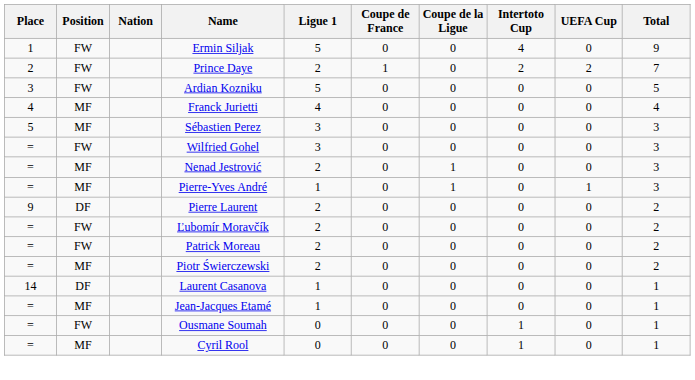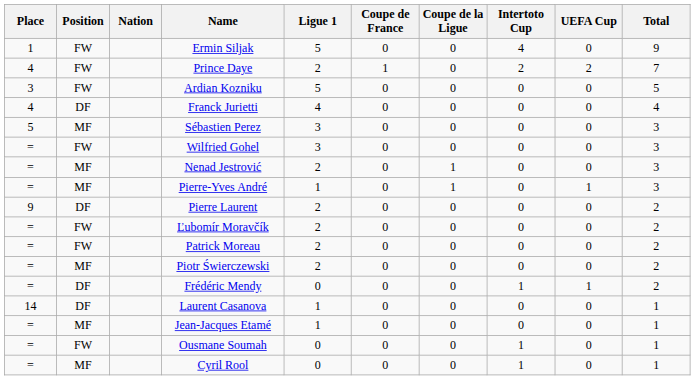(31, 68) 2 -> (31, 68) 4
(83, 108) MF -> (83, 108) DF
+ row: (223, 286)
